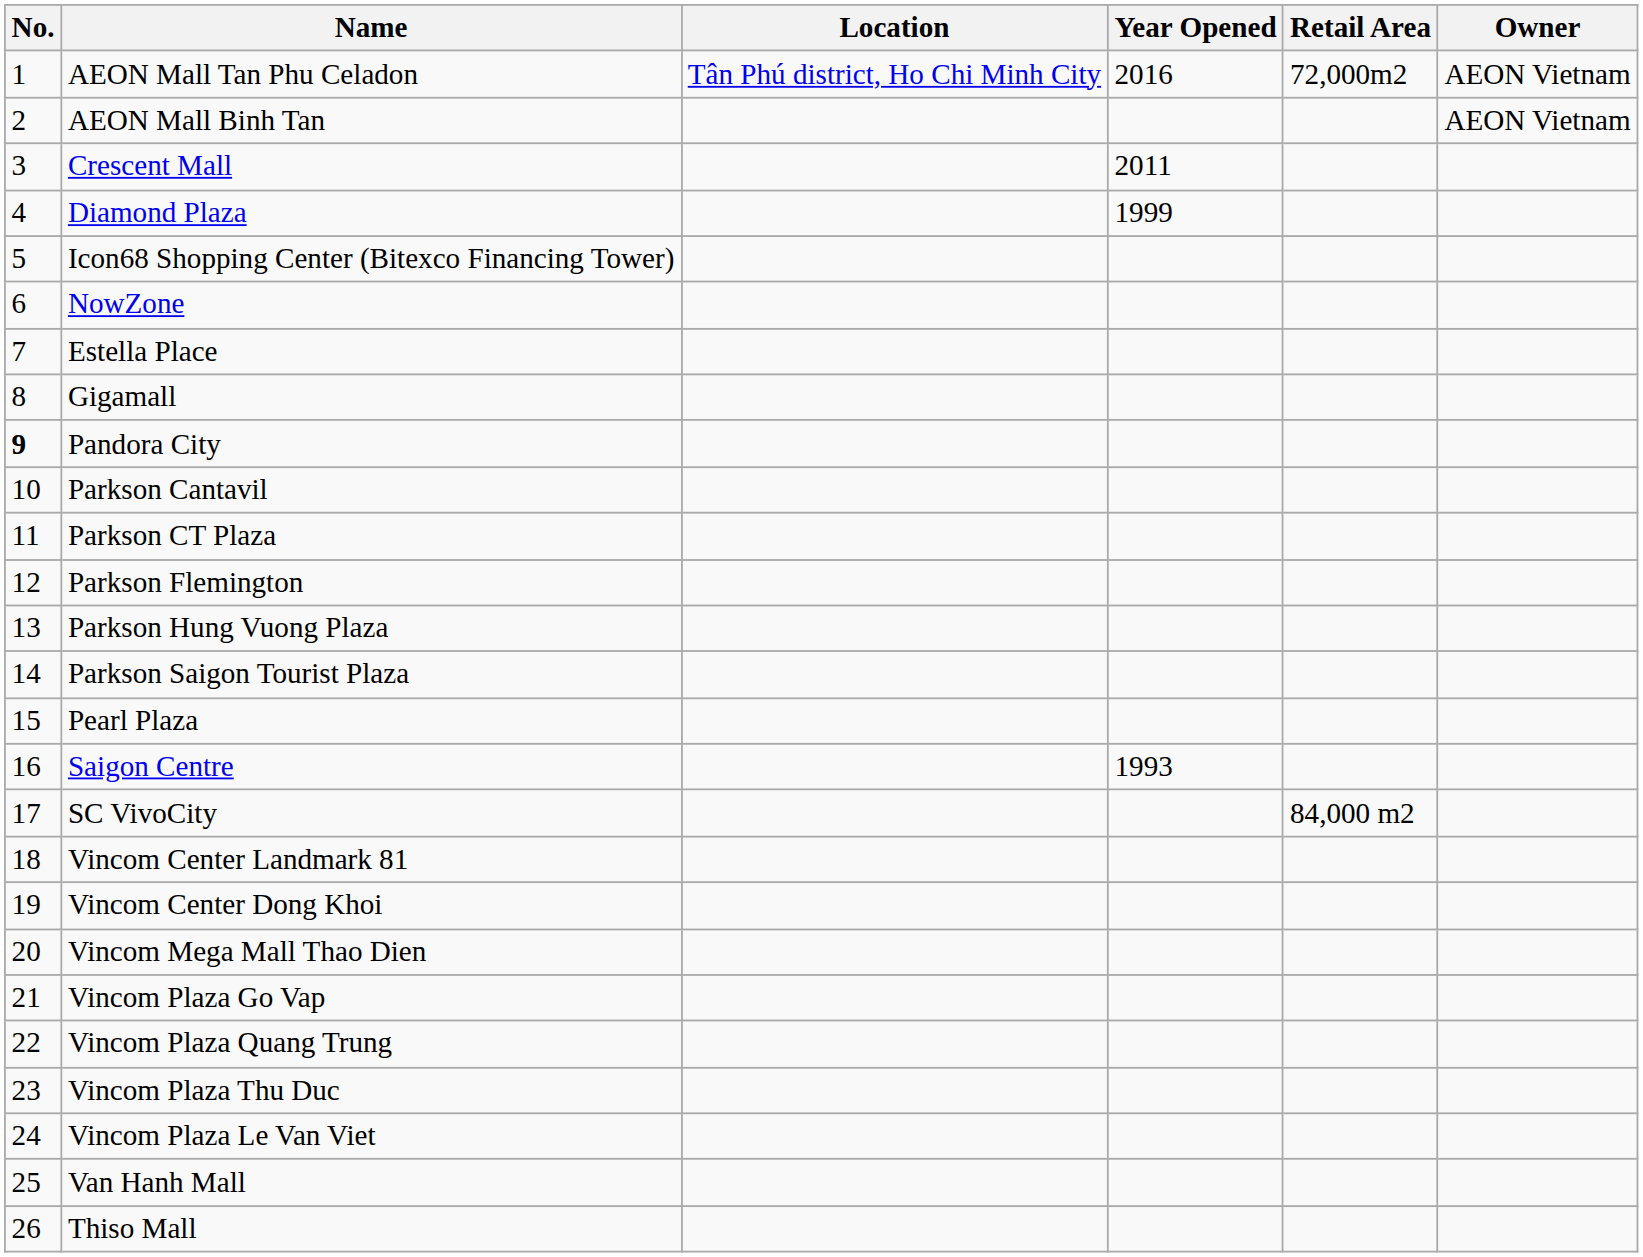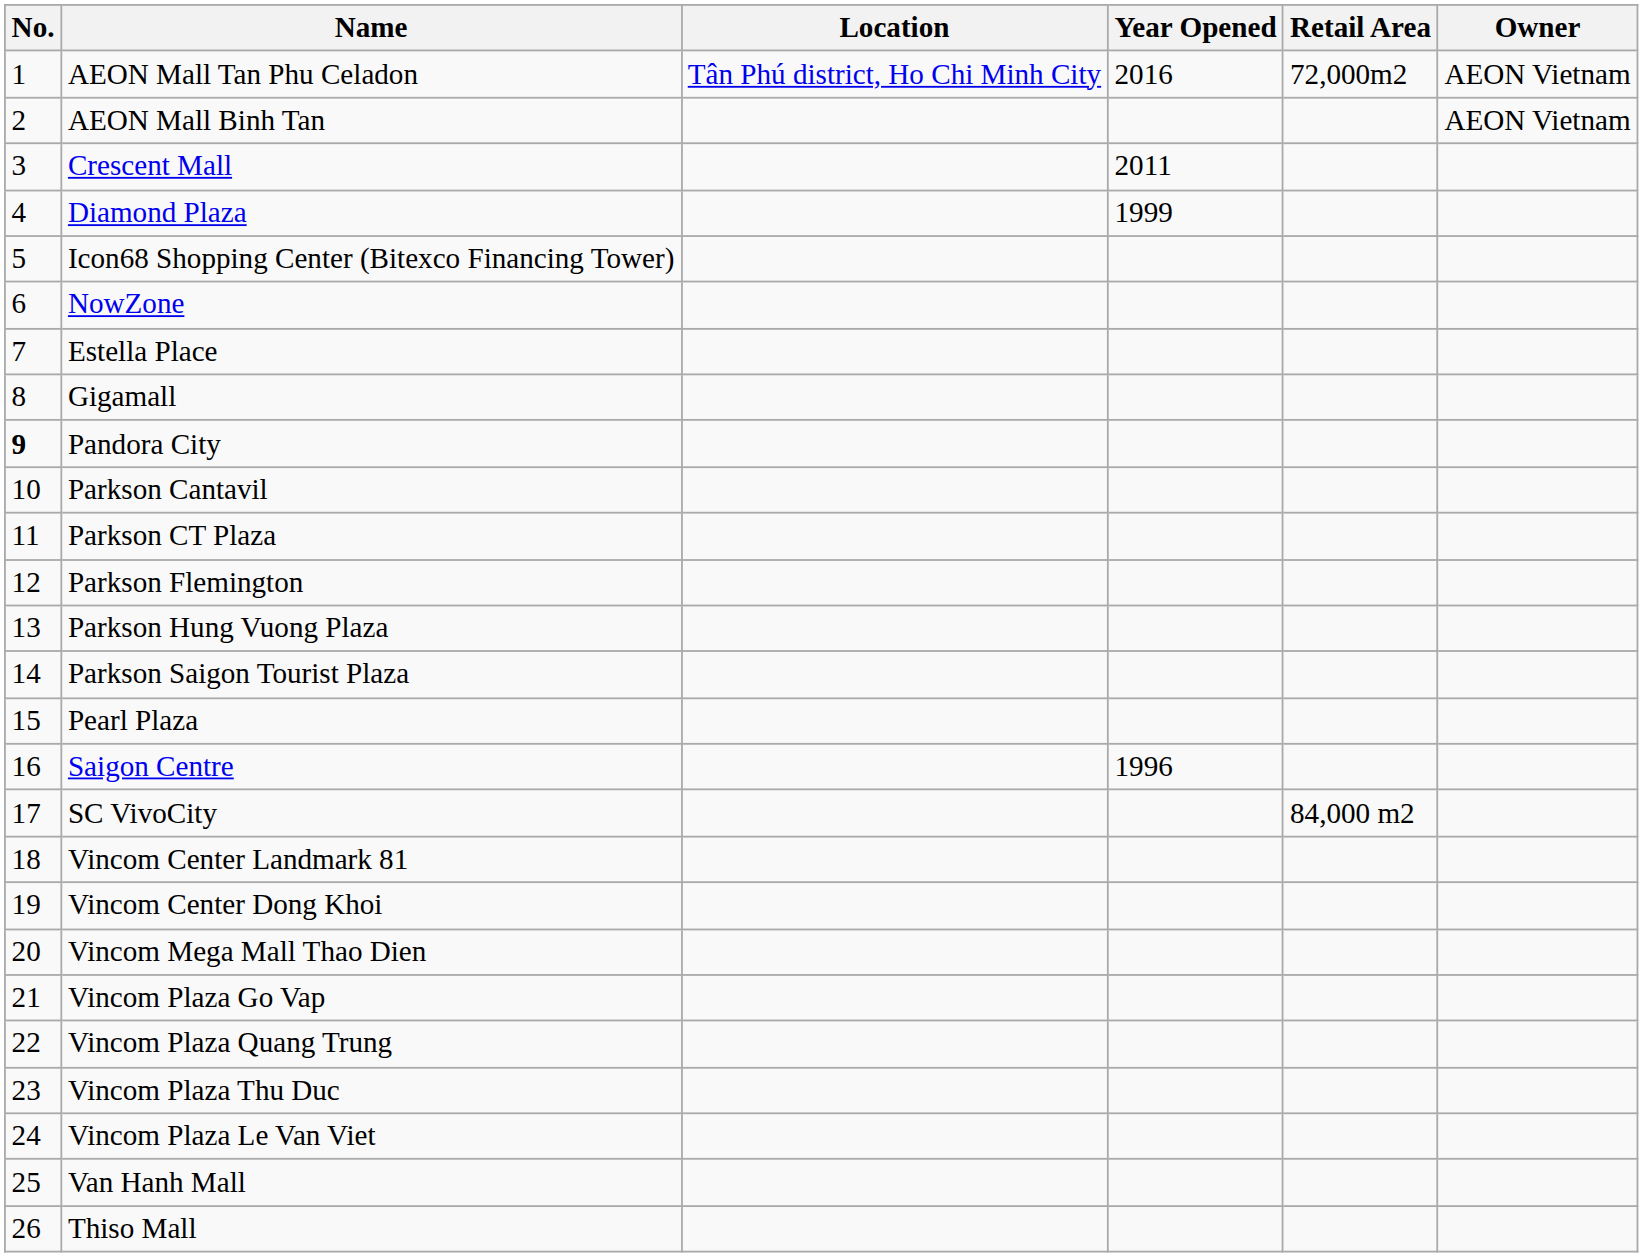(1144, 766) 1993 -> (1144, 766) 1996
